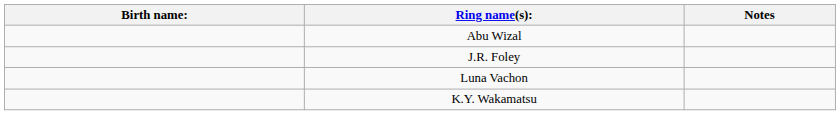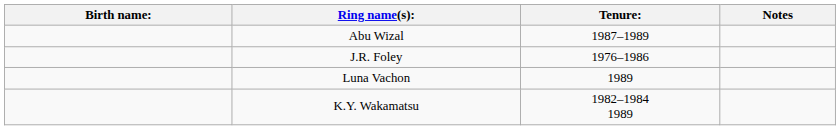+ column: (620, 14)
